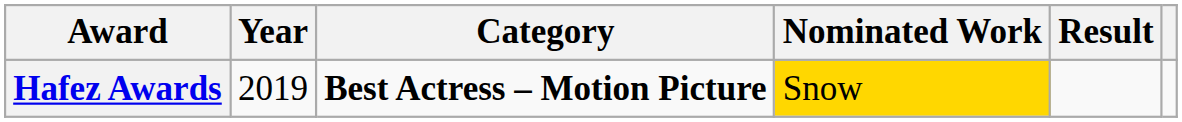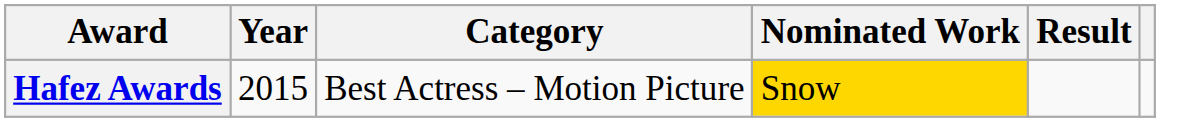(273, 87) 2019 -> (273, 87) 2015
(545, 87) bold -> (534, 87) normal
